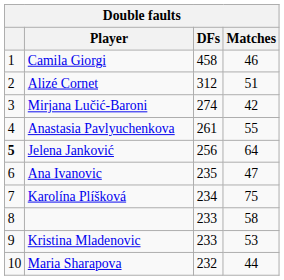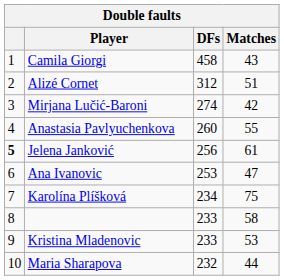(251, 61) 46 -> (251, 61) 43
(207, 128) 261 -> (207, 128) 260
(251, 151) 64 -> (251, 151) 61
(207, 174) 235 -> (207, 174) 253
